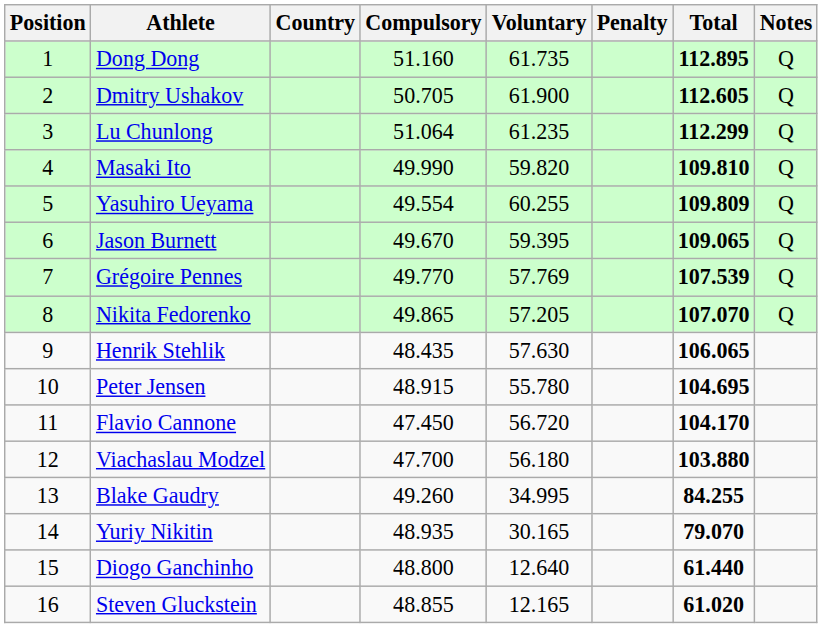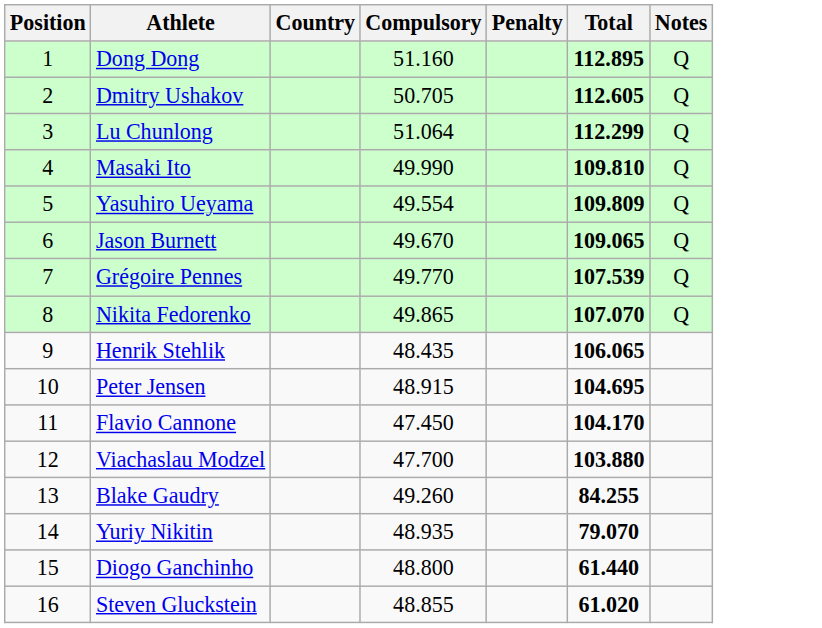- column: (539, 22)
